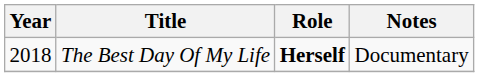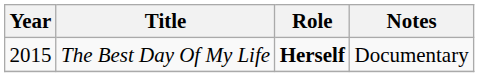(30, 54) 2018 -> (30, 54) 2015
